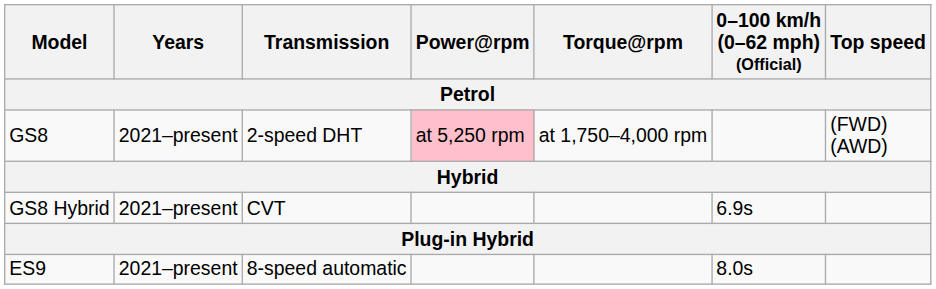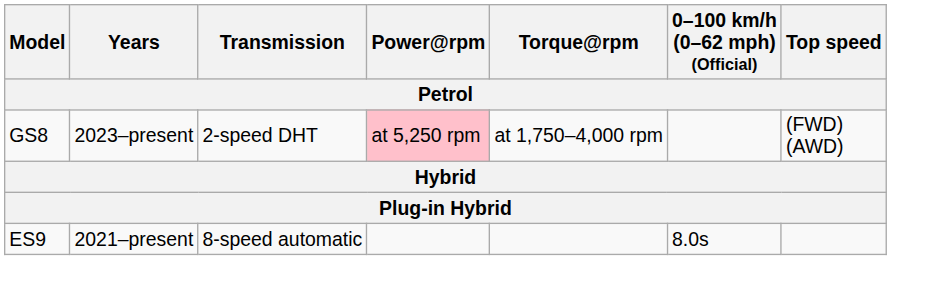(178, 136) 2021–present -> (134, 136) 2023–present
- row: (59, 208)
